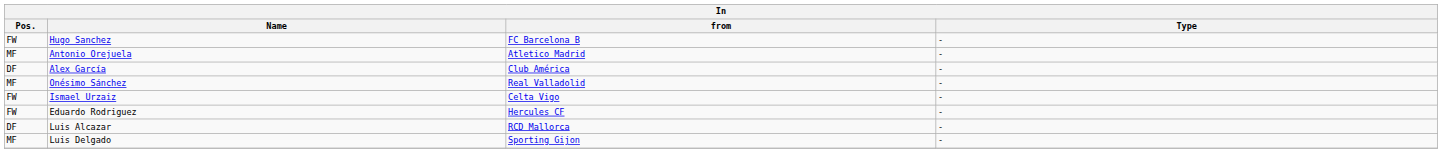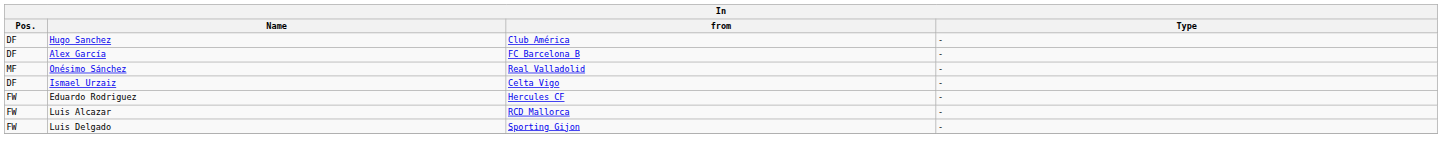(12, 40) FW -> (12, 40) DF
(544, 40) FC Barcelona B -> (539, 40) Club América
- row: (91, 54)
(539, 69) Club América -> (544, 54) FC Barcelona B
(12, 97) FW -> (12, 83) DF
(12, 126) DF -> (12, 112) FW
(12, 140) MF -> (12, 126) FW
